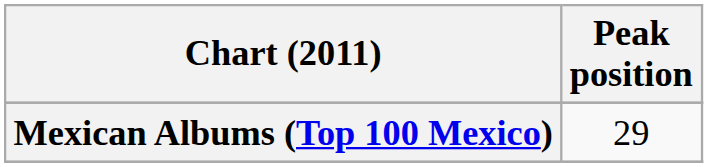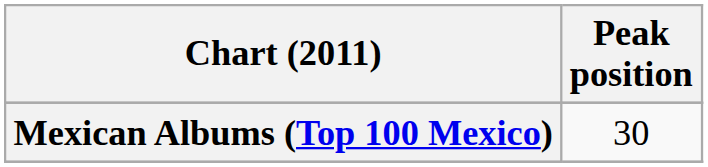(631, 131) 29 -> (631, 131) 30
